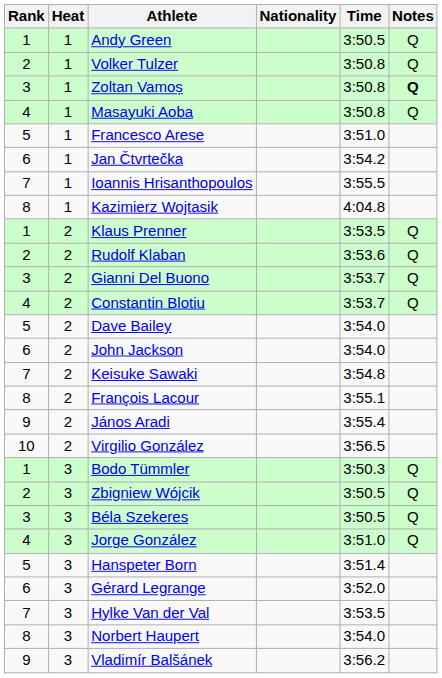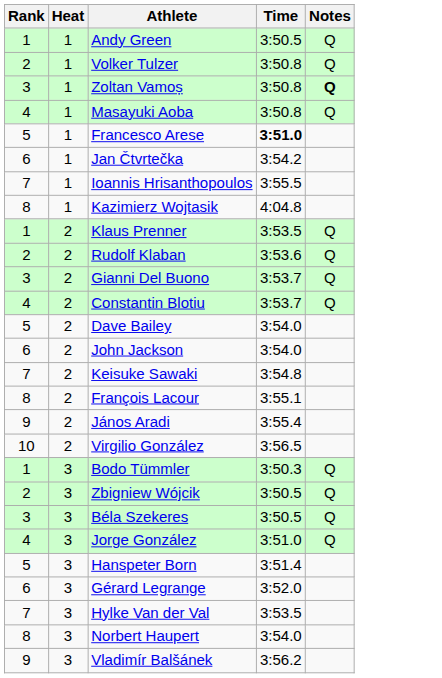- column: (298, 16)
(364, 135) normal -> (281, 135) bold
